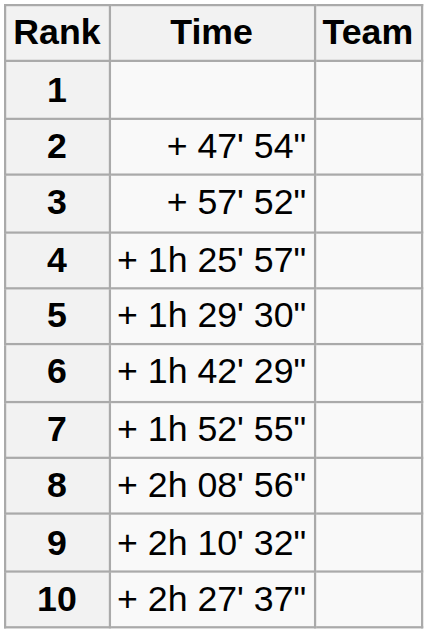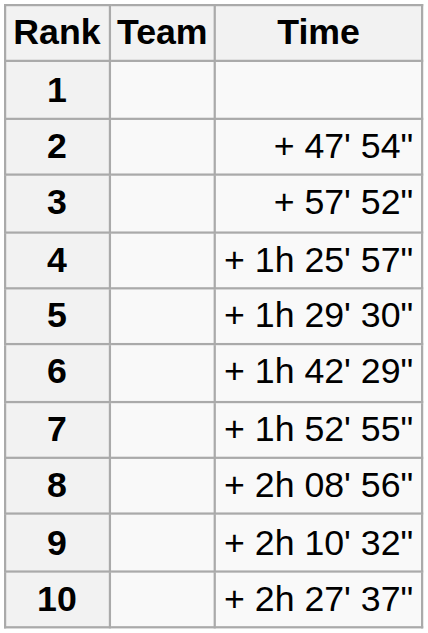columns swapped: (368, 32) <-> (212, 32)
